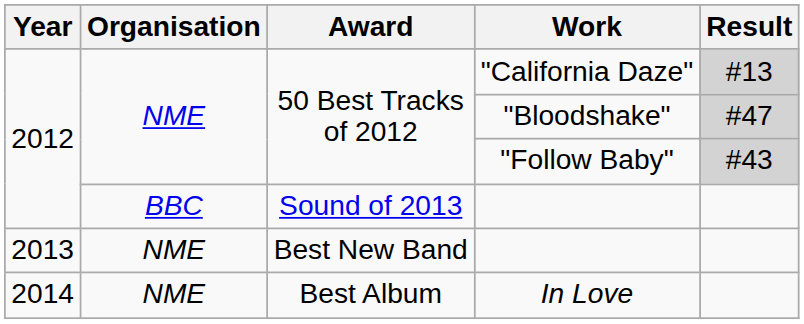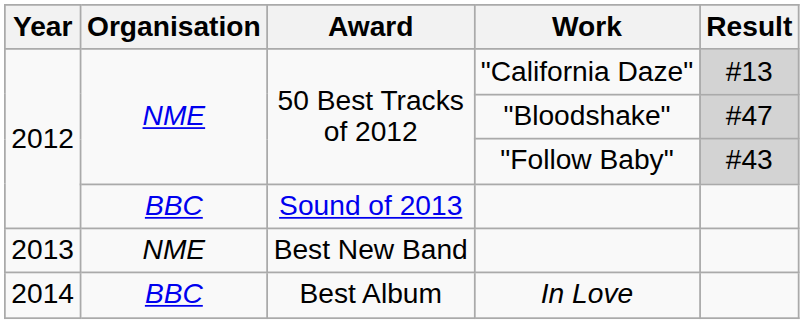(174, 294) NME -> (174, 294) BBC
